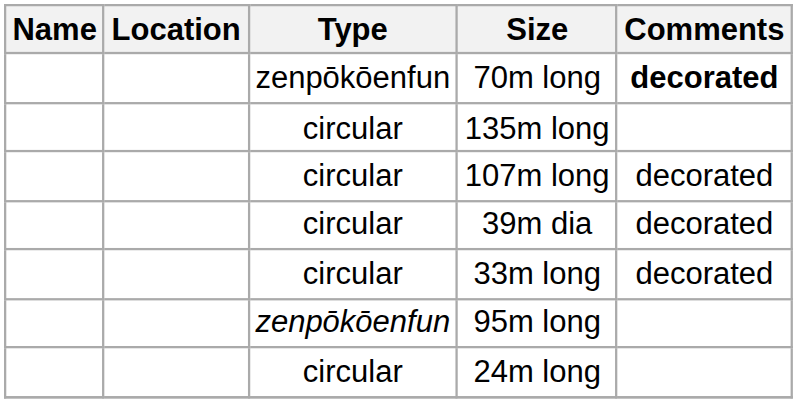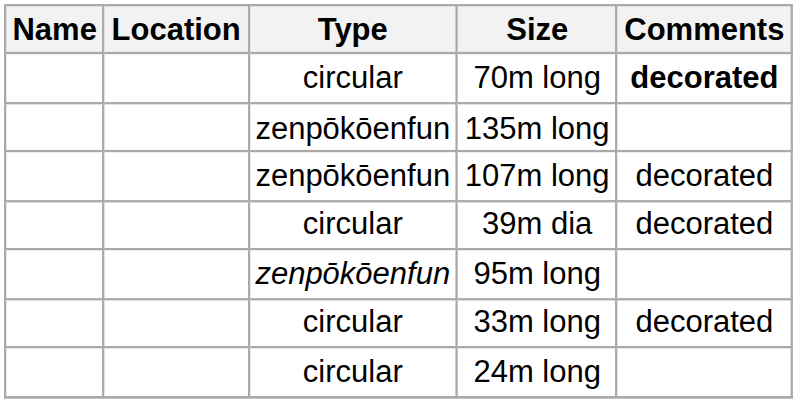(353, 78) zenpōkōenfun -> (353, 78) circular
(353, 127) circular -> (353, 127) zenpōkōenfun
(353, 176) circular -> (353, 176) zenpōkōenfun
rows swapped: (537, 322) <-> (537, 274)
